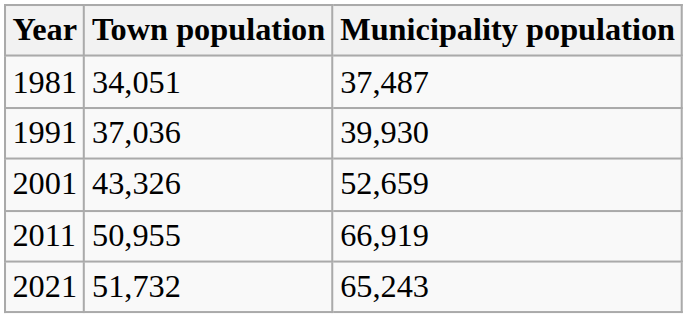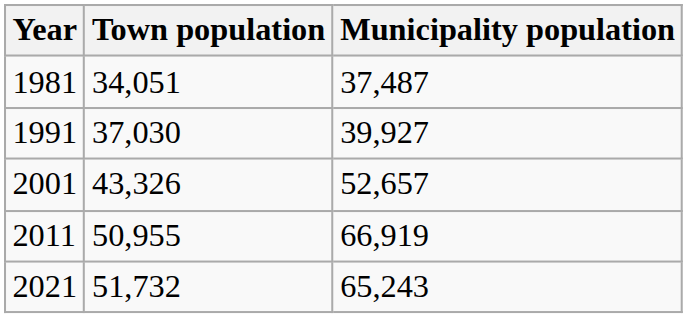(136, 132) 37,036 -> (136, 132) 37,030
(385, 132) 39,930 -> (385, 132) 39,927
(385, 183) 52,659 -> (385, 183) 52,657
